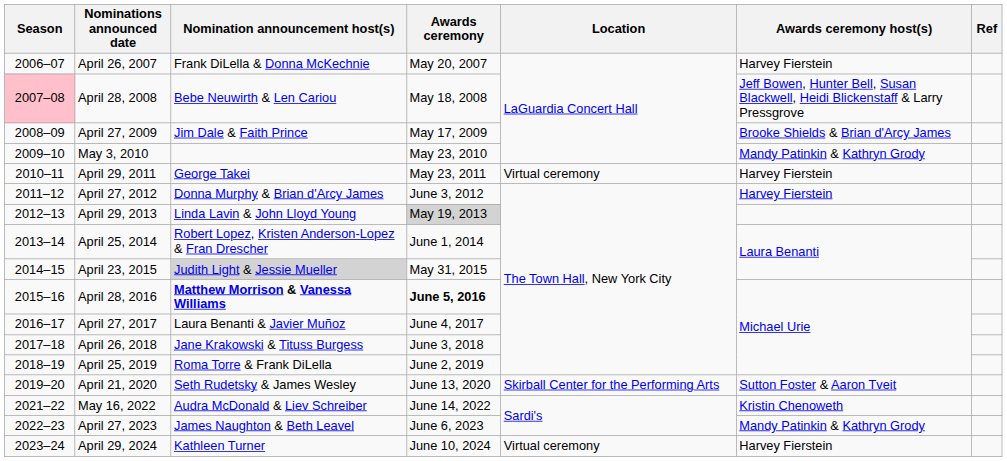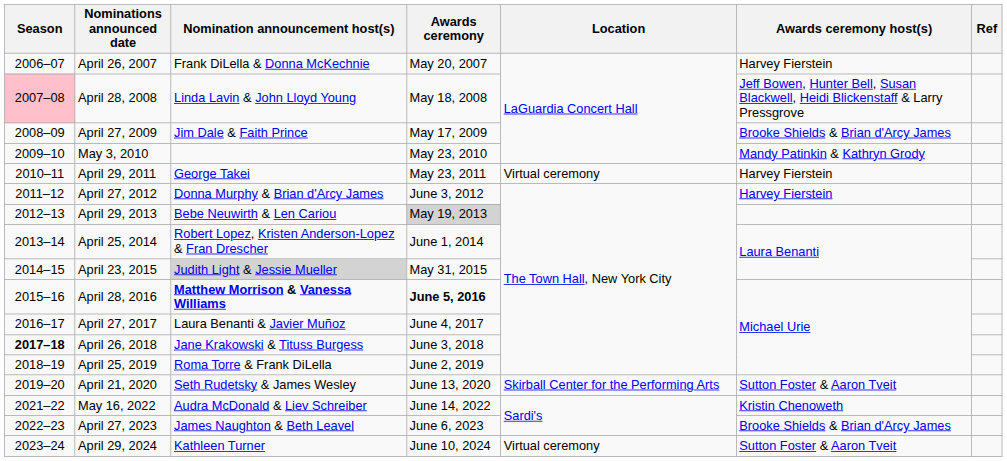(255, 98) Bebe Neuwirth & Len Cariou -> (265, 98) Linda Lavin & John Lloyd Young
(265, 214) Linda Lavin & John Lloyd Young -> (255, 214) Bebe Neuwirth & Len Cariou
(40, 344) normal -> (40, 344) bold
(832, 425) Mandy Patinkin & Kathryn Grody -> (845, 425) Brooke Shields & Brian d'Arcy James
(786, 446) Harvey Fierstein -> (818, 446) Sutton Foster & Aaron Tveit
